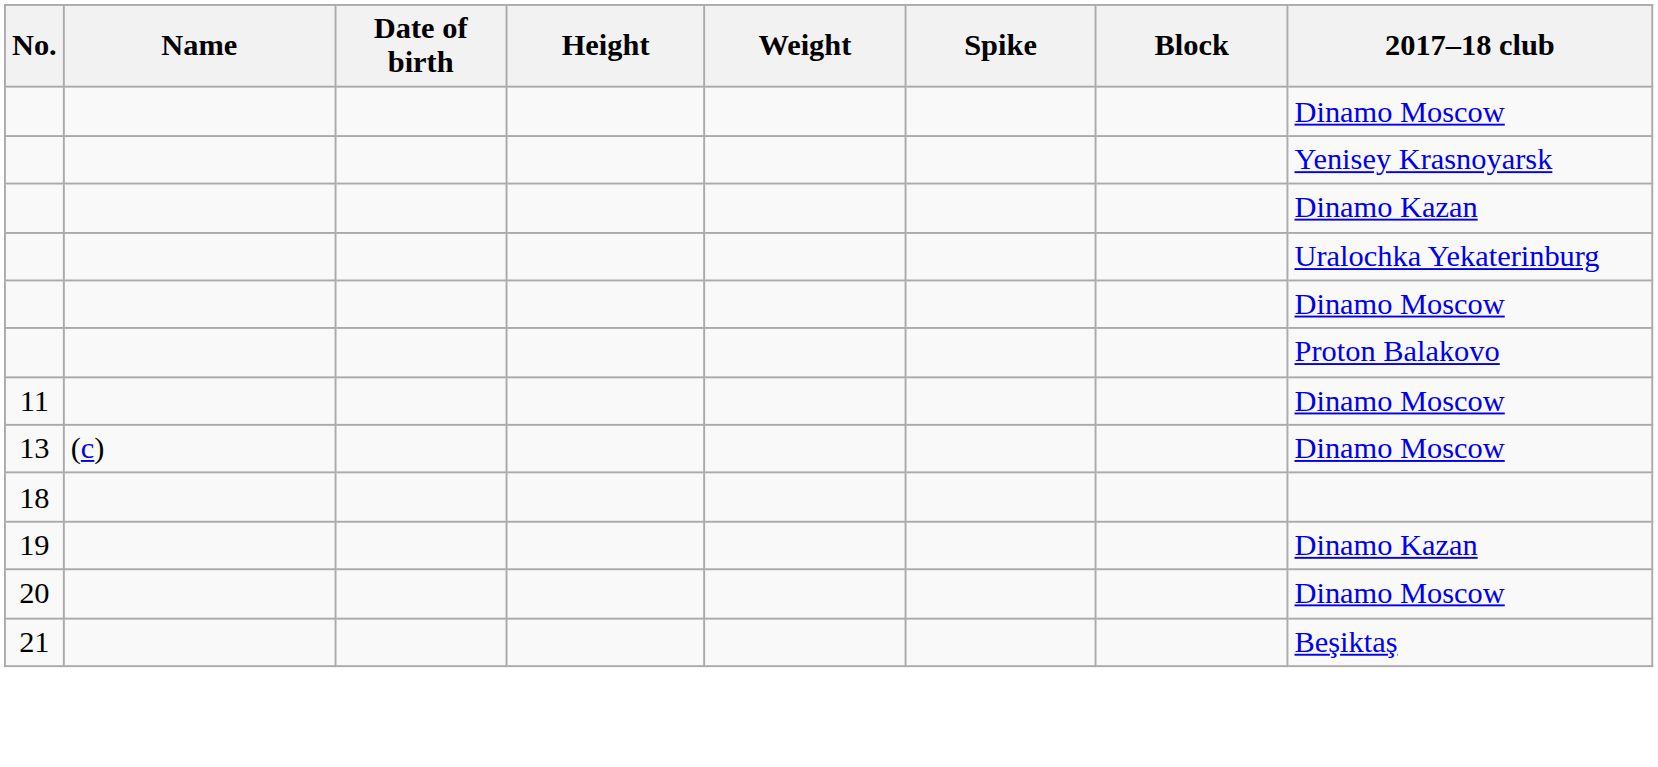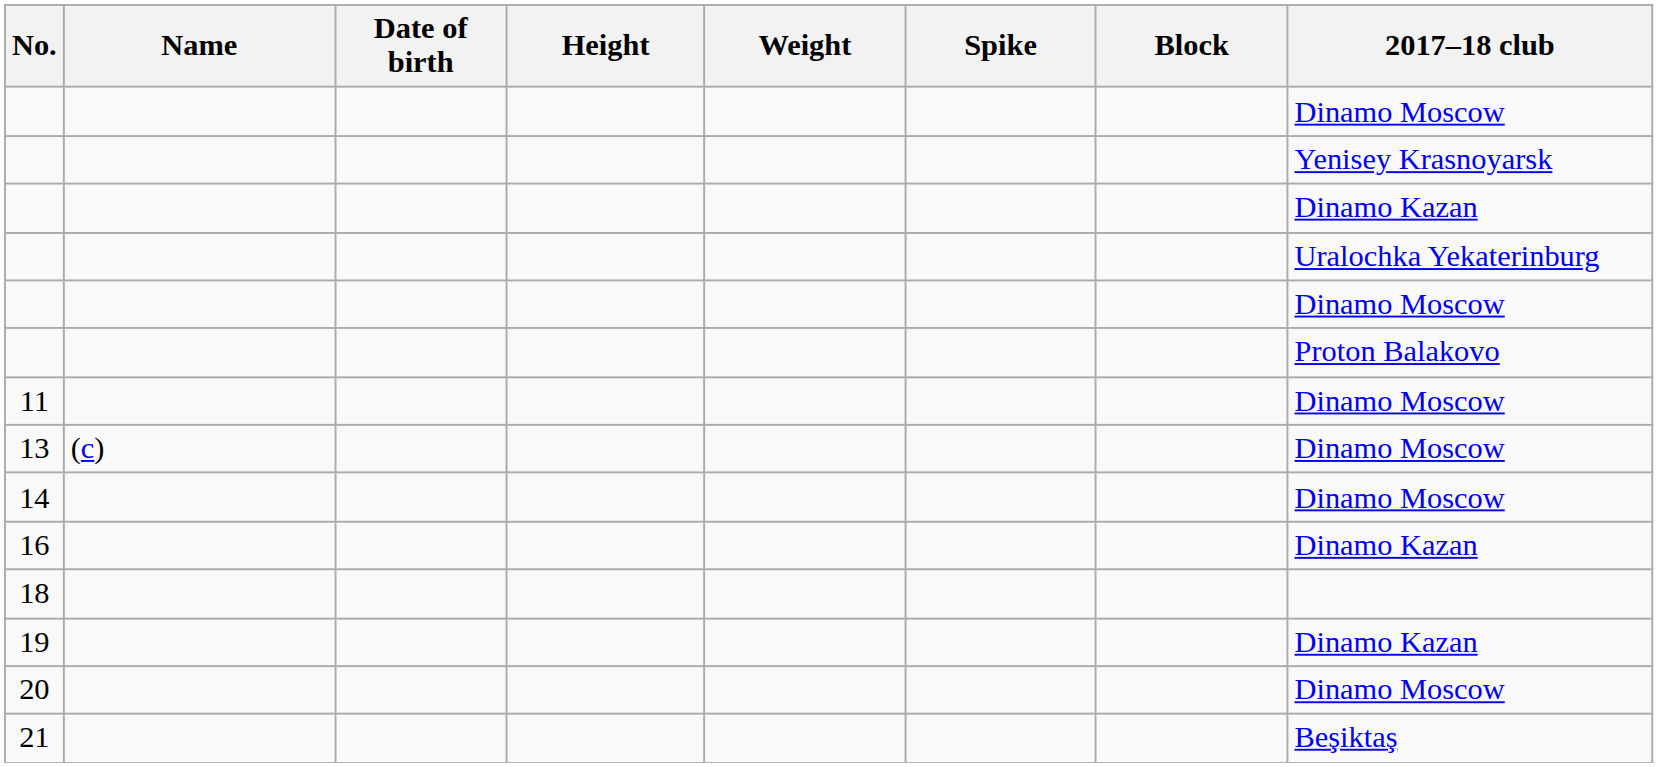+ row: (34, 496)
+ row: (34, 544)
